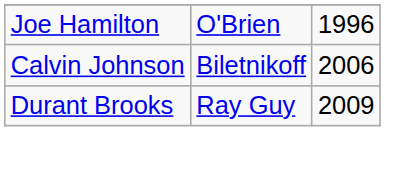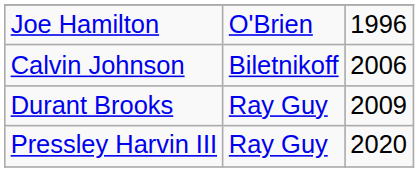+ row: (114, 145)
